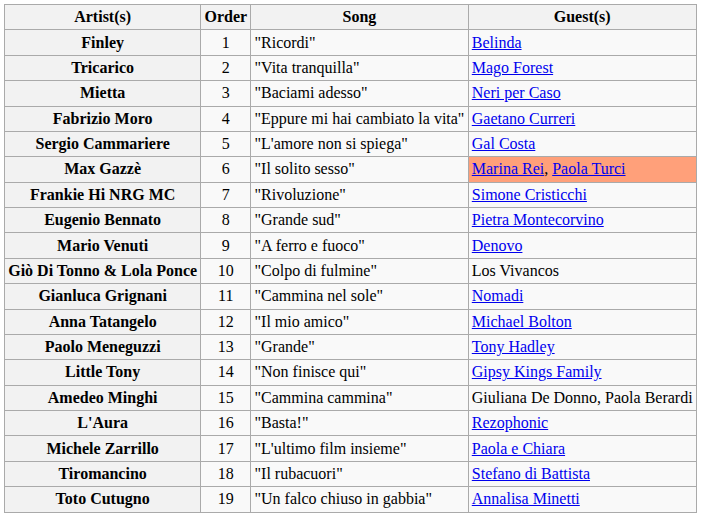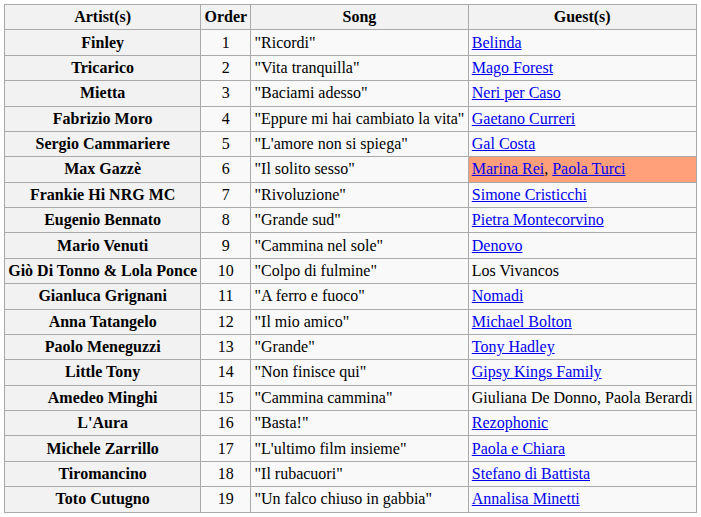(310, 245) "A ferro e fuoco" -> (319, 245) "Cammina nel sole"
(319, 296) "Cammina nel sole" -> (310, 296) "A ferro e fuoco"
